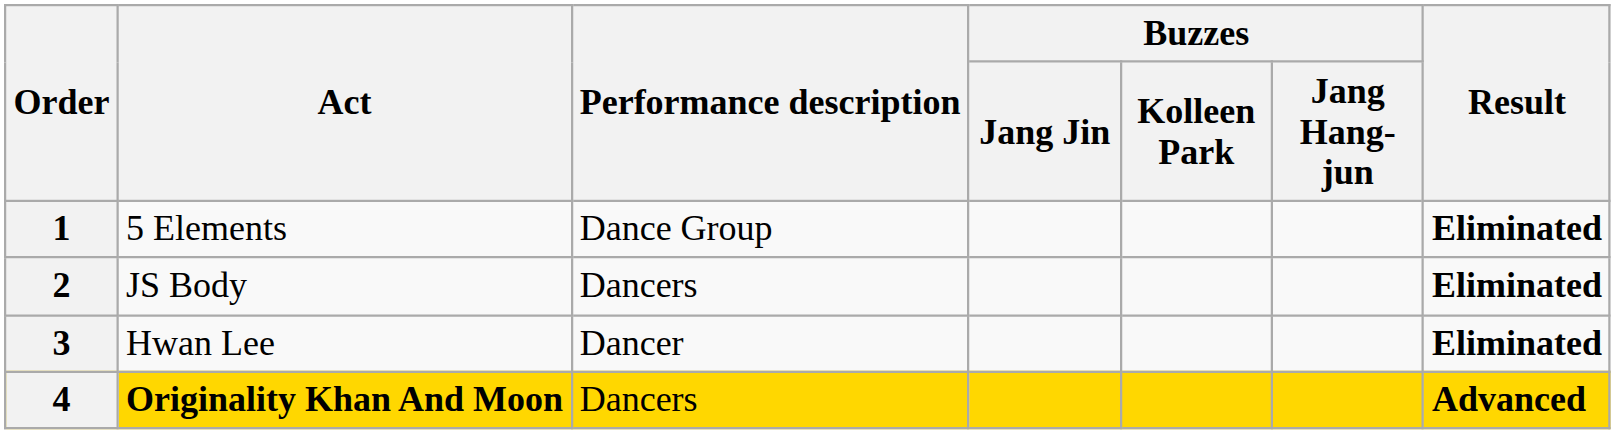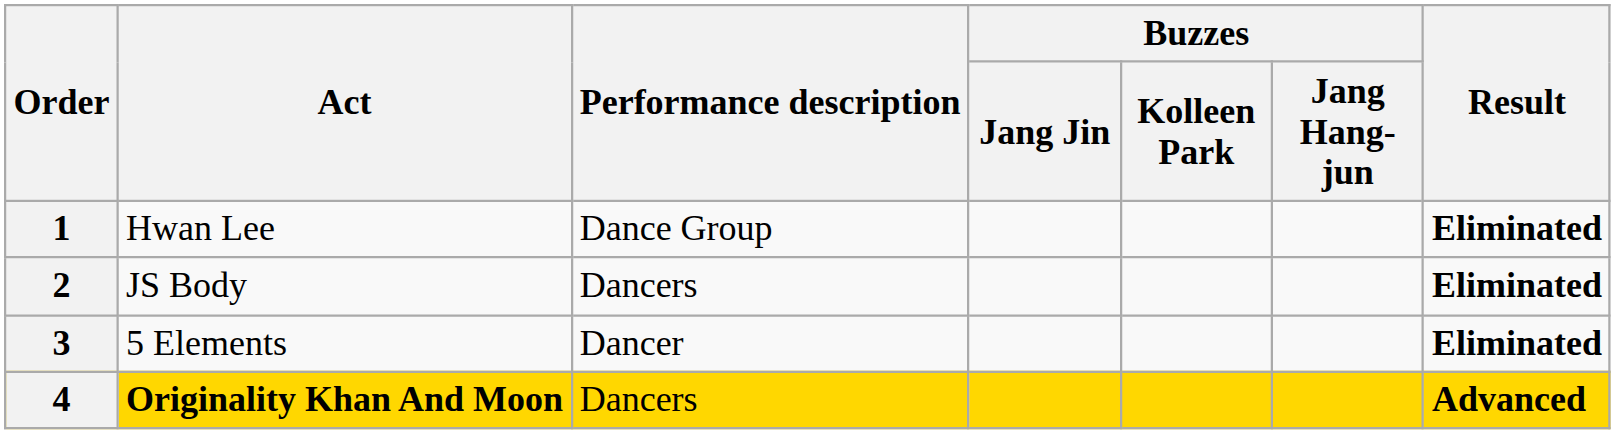(206, 228) 5 Elements -> (200, 228) Hwan Lee
(200, 342) Hwan Lee -> (206, 342) 5 Elements
